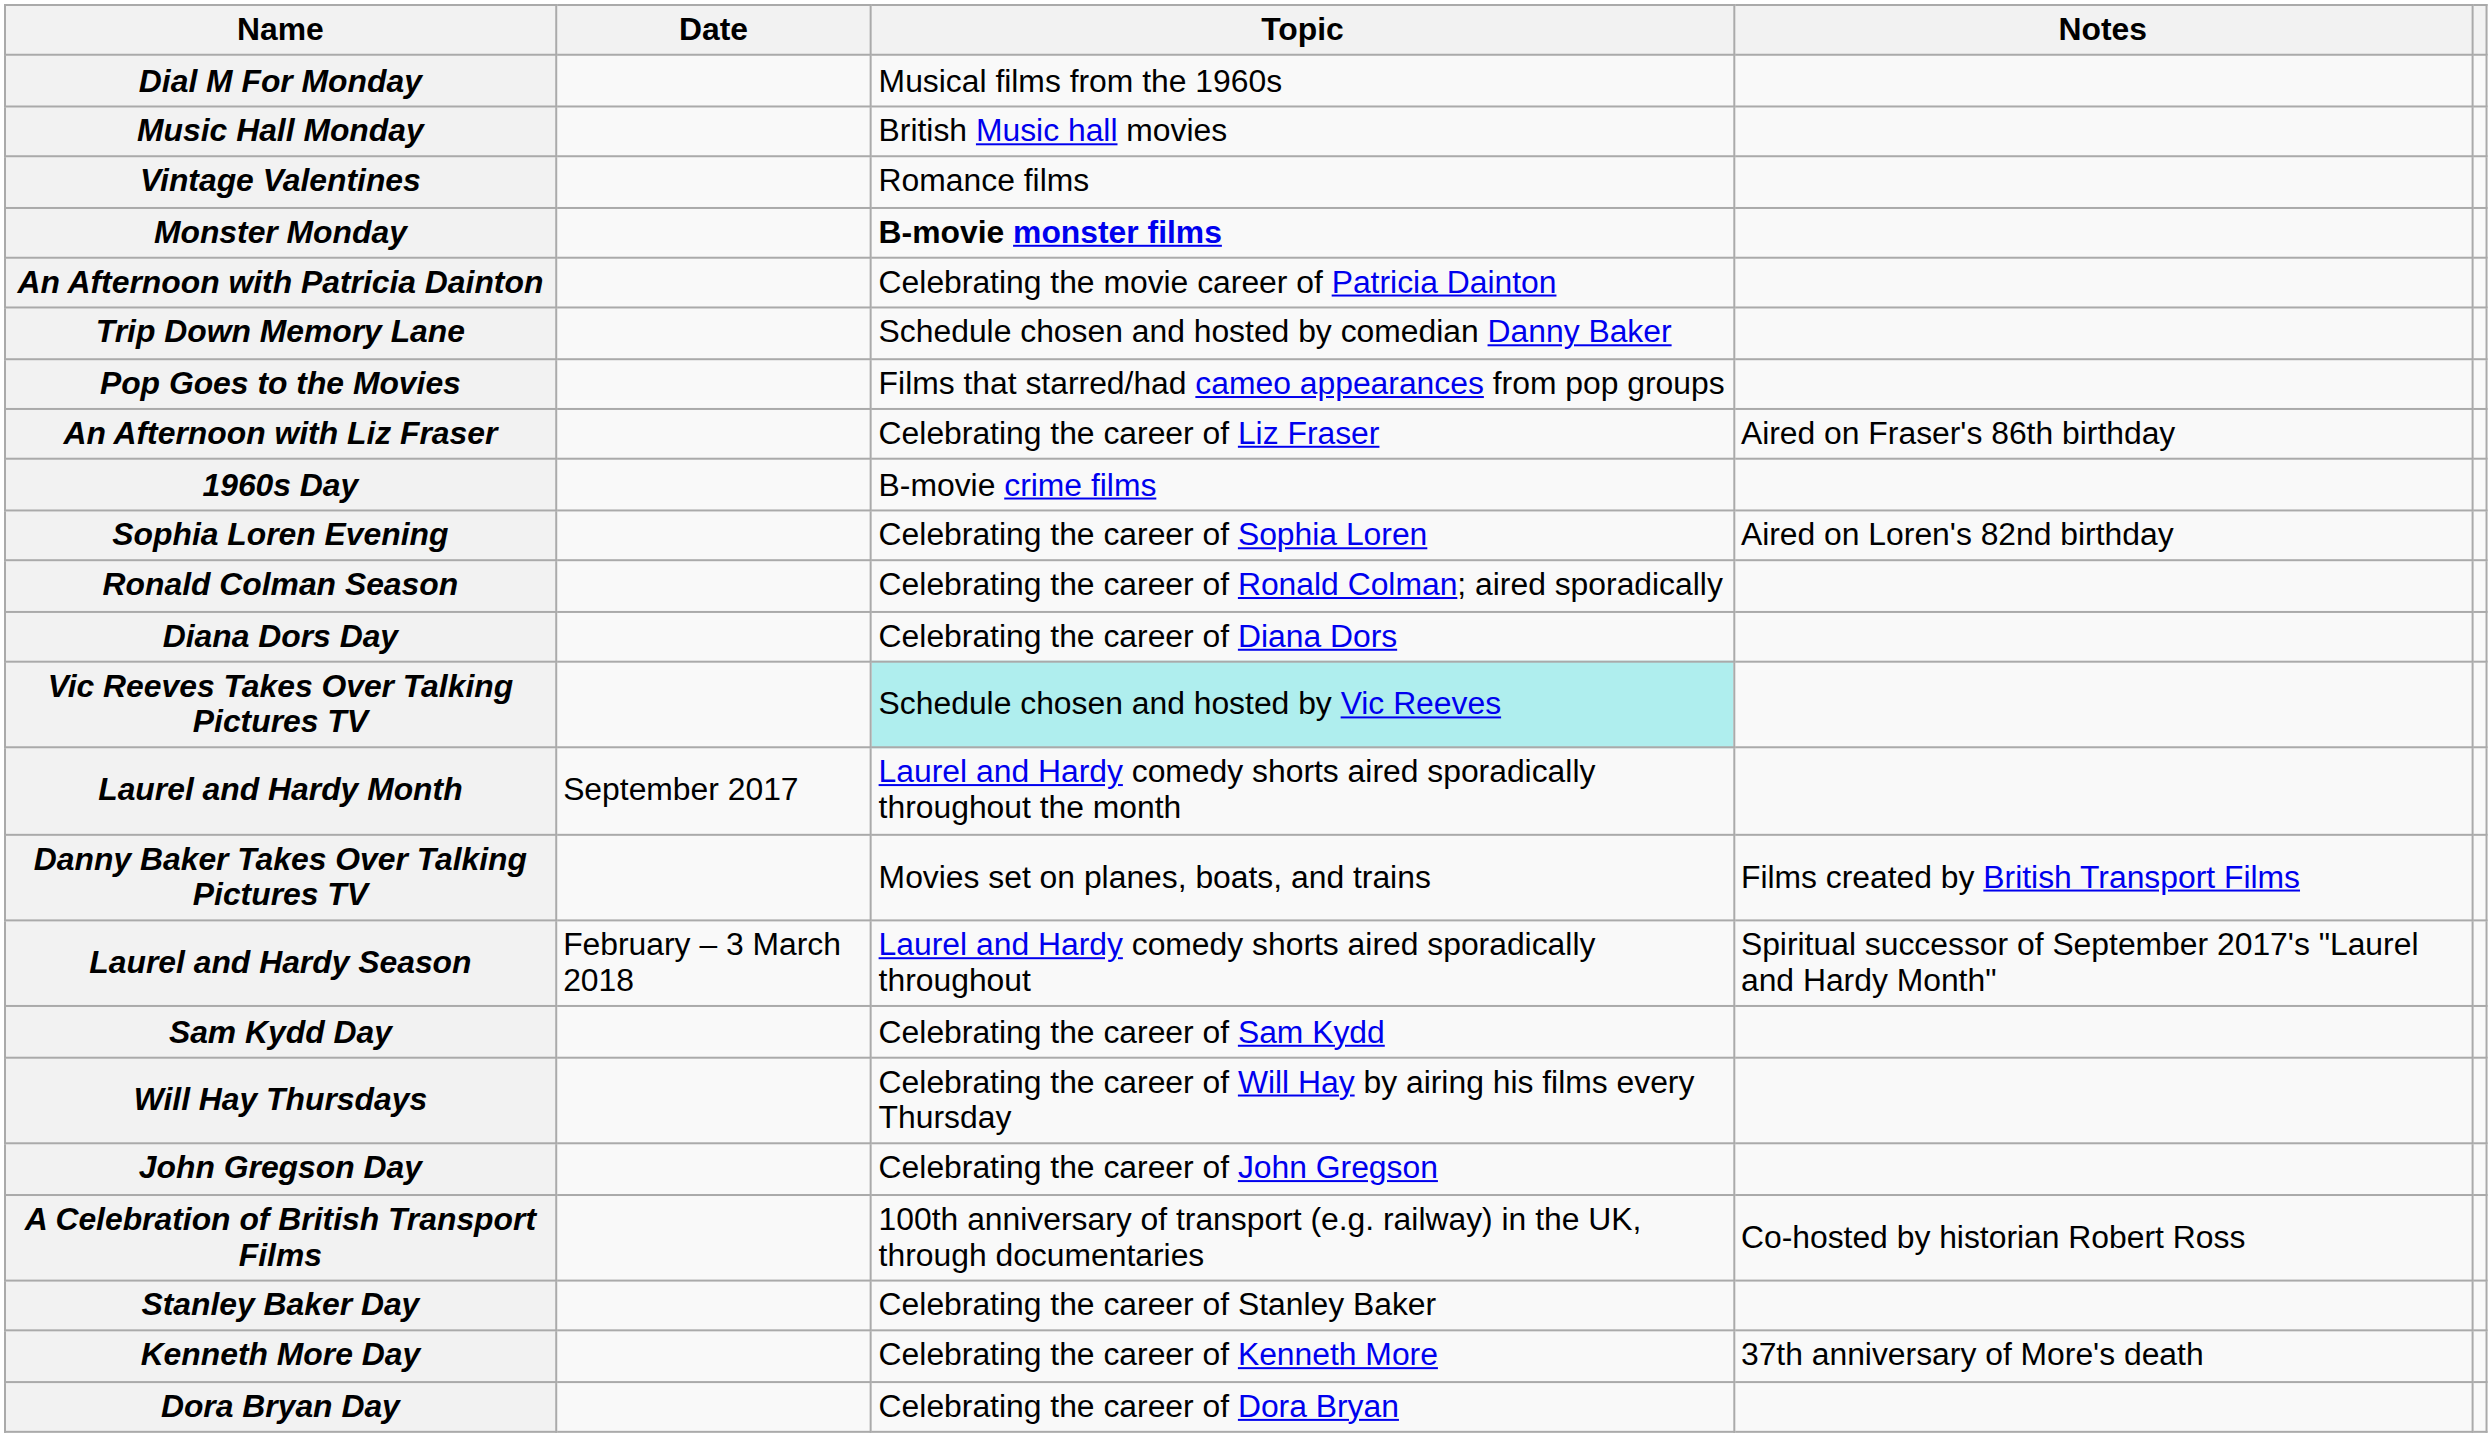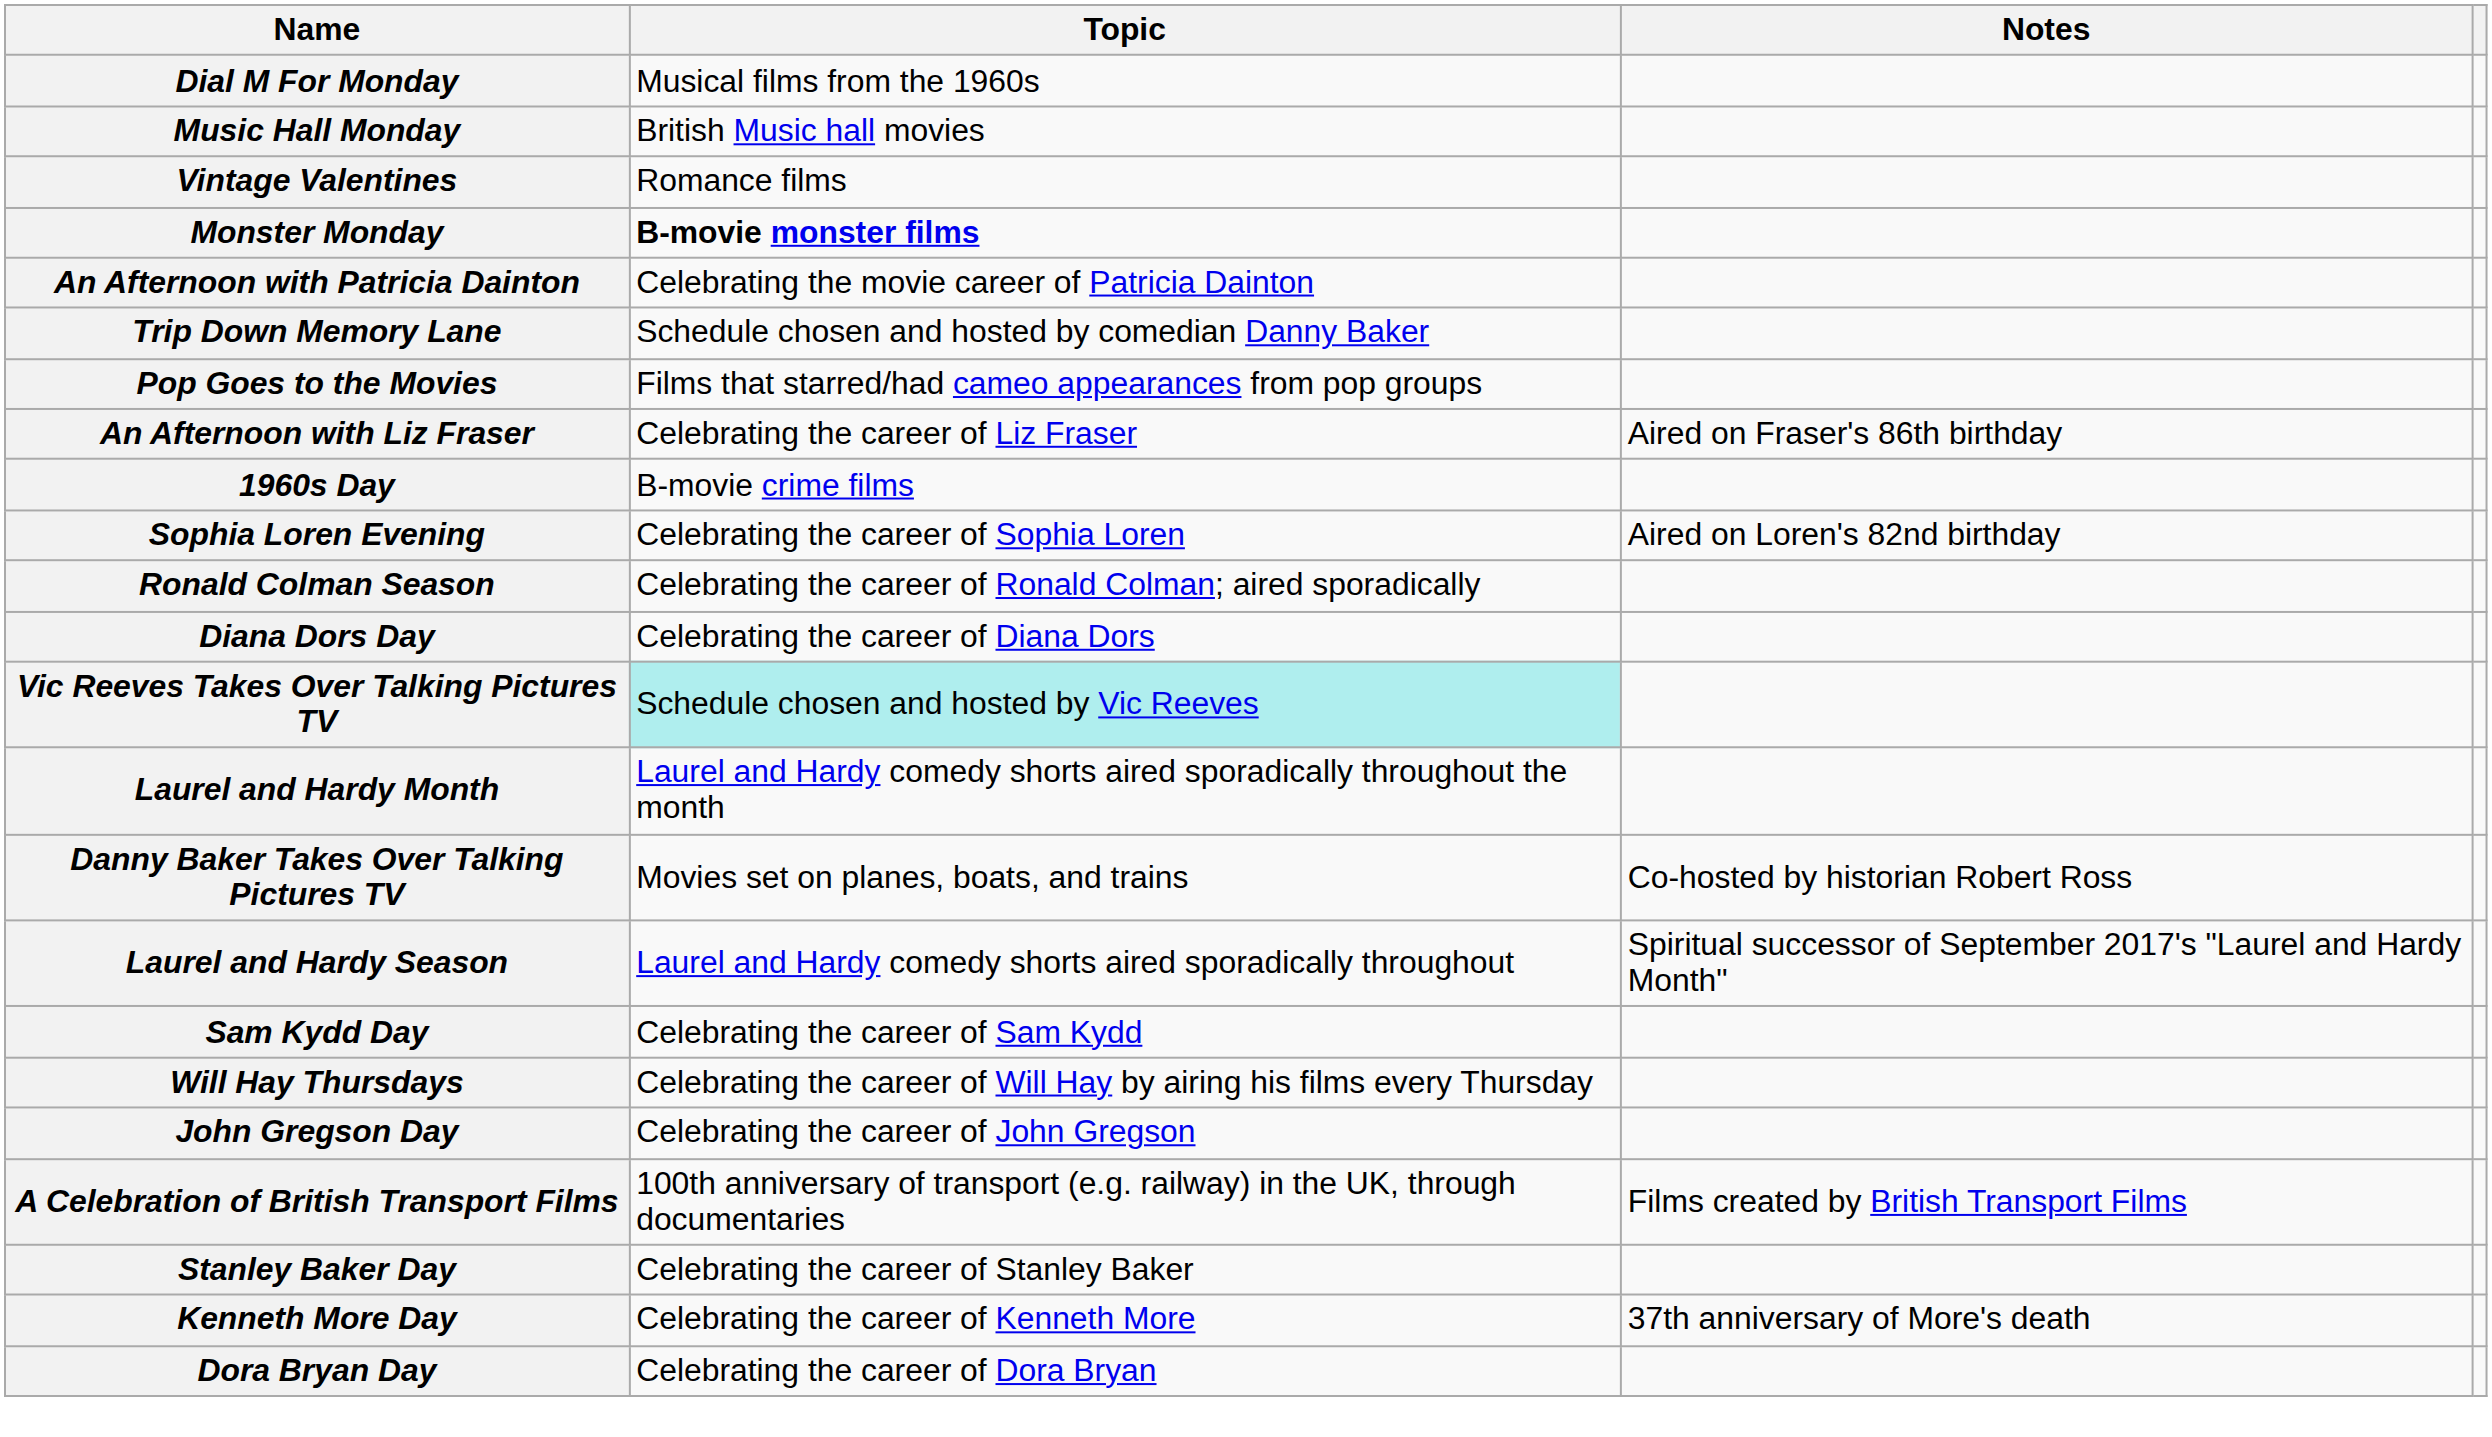- column: (714, 29)
(2020, 876) Films created by British Transport Films -> (1880, 876) Co-hosted by historian Robert Ross
(1993, 1236) Co-hosted by historian Robert Ross -> (1907, 1200) Films created by British Transport Films
